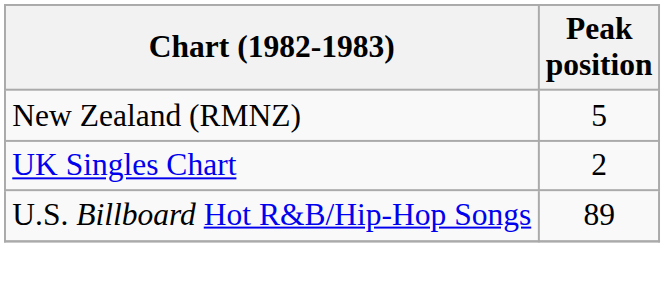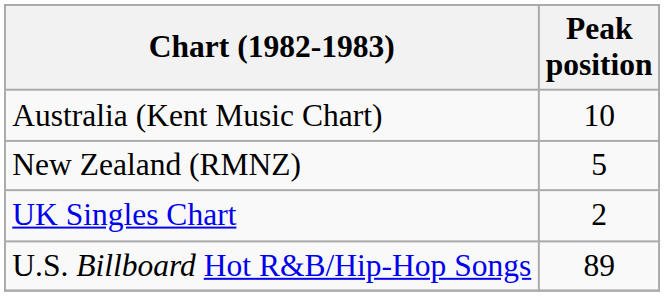+ row: (197, 114)
